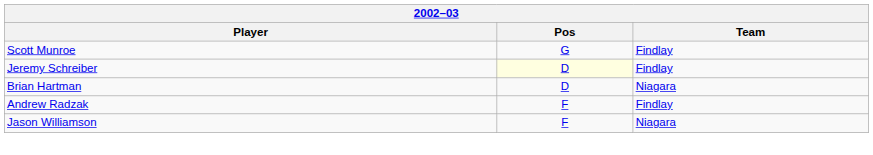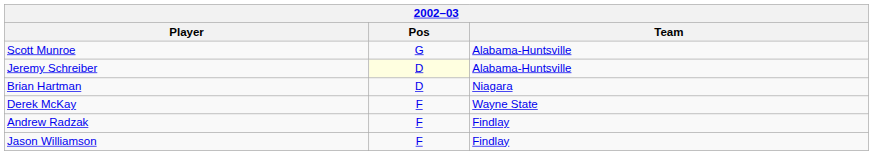(654, 50) Findlay -> (522, 50) Alabama-Huntsville
(654, 68) Findlay -> (522, 68) Alabama-Huntsville
+ row: (42, 104)
(656, 123) Niagara -> (491, 141) Findlay
